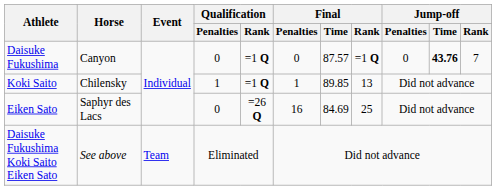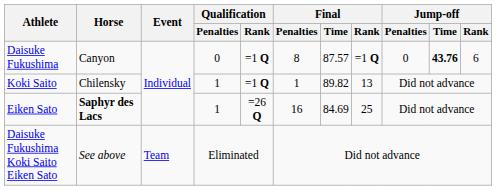(297, 58) 0 -> (297, 58) 8
(476, 58) 7 -> (476, 58) 6
(336, 83) 89.85 -> (336, 83) 89.82
(105, 109) normal -> (106, 109) bold
(217, 109) 0 -> (217, 109) 1
